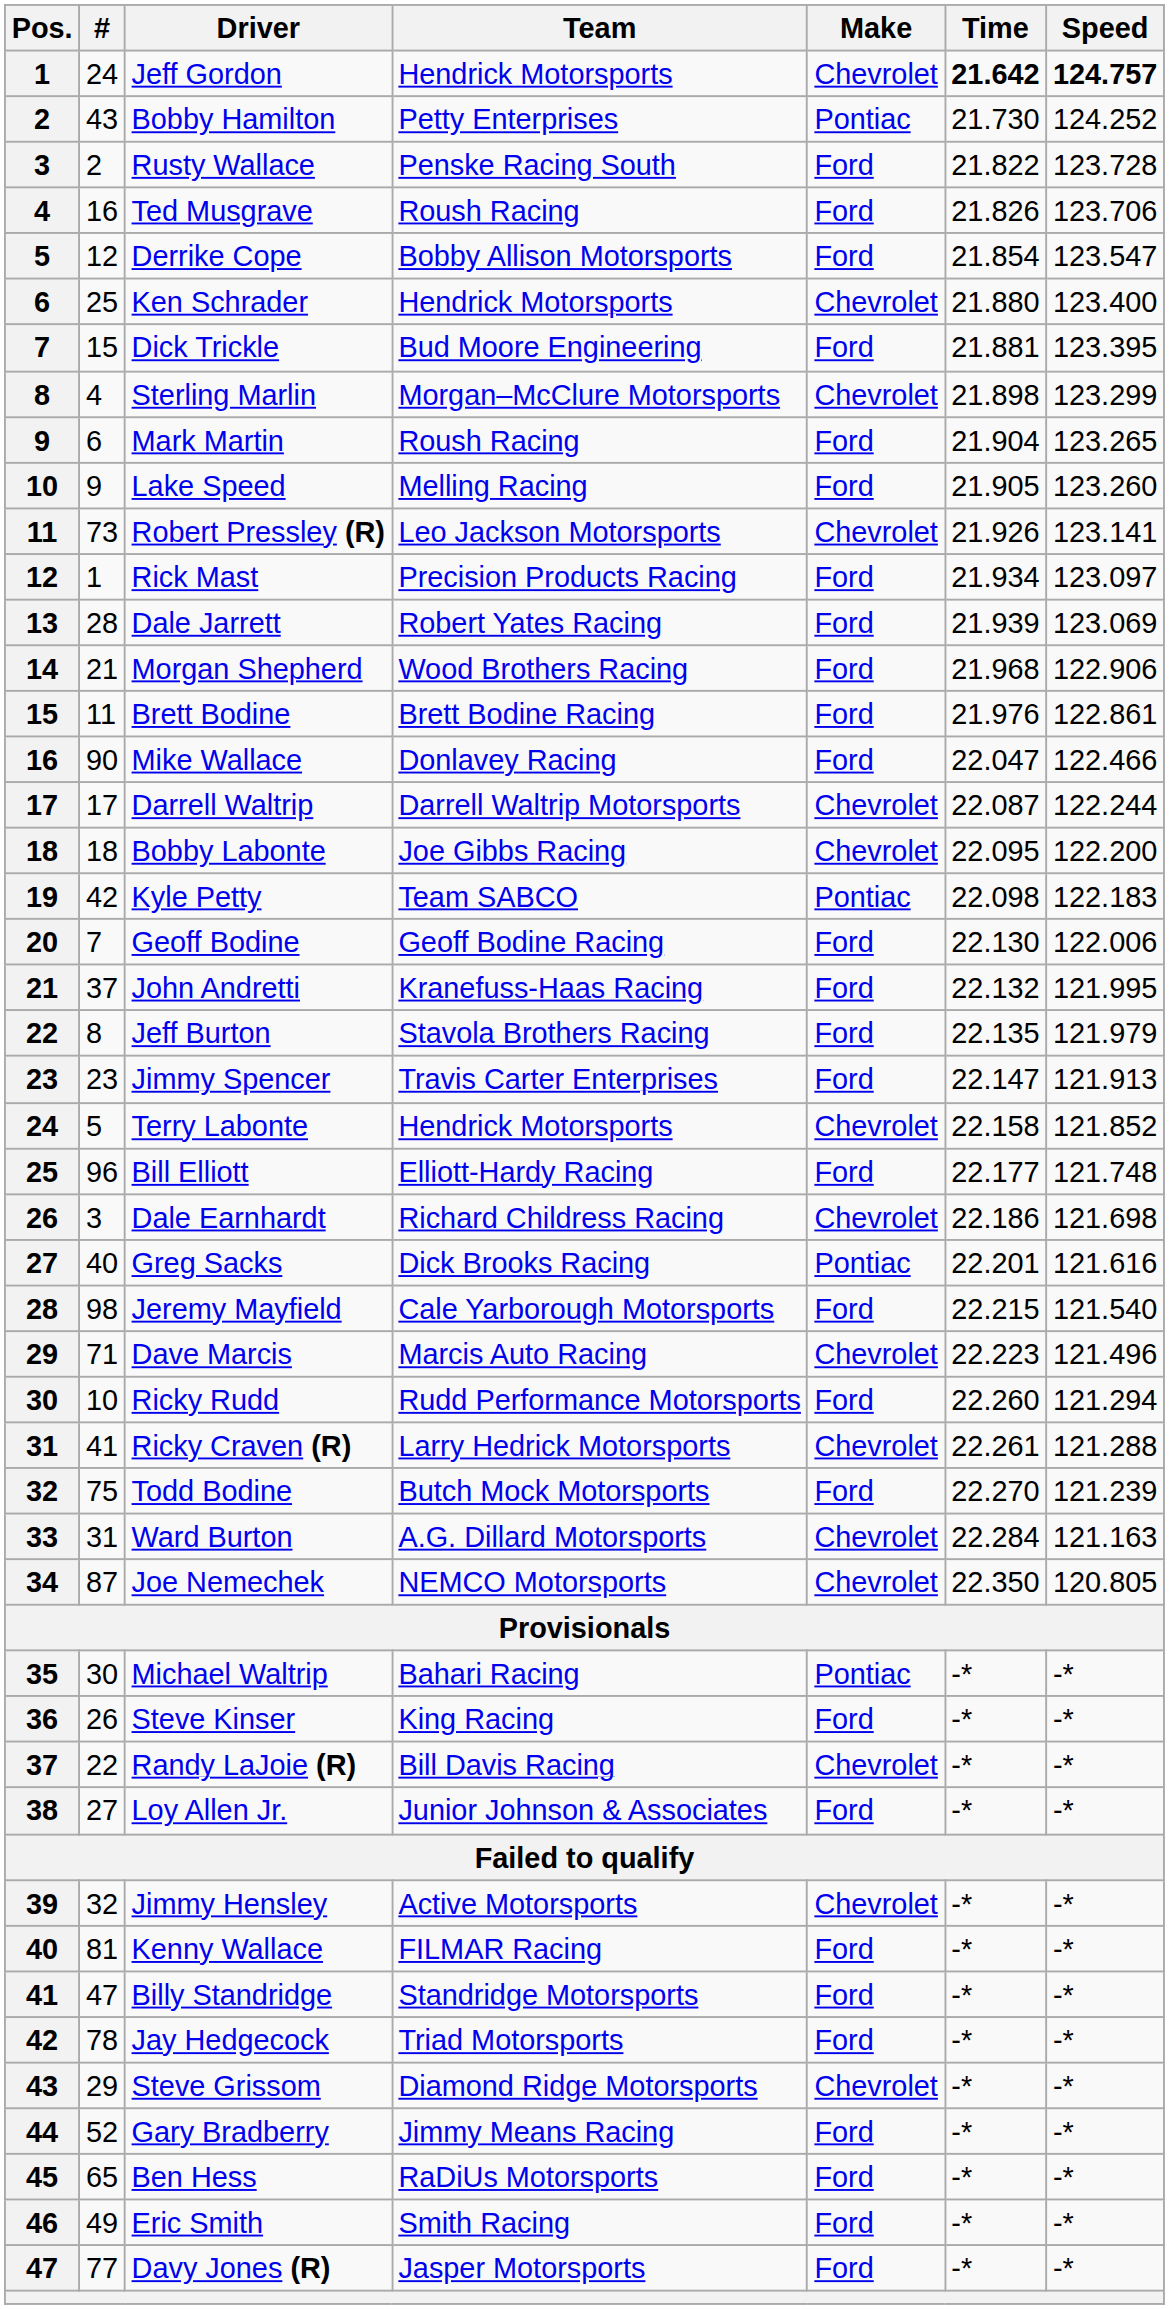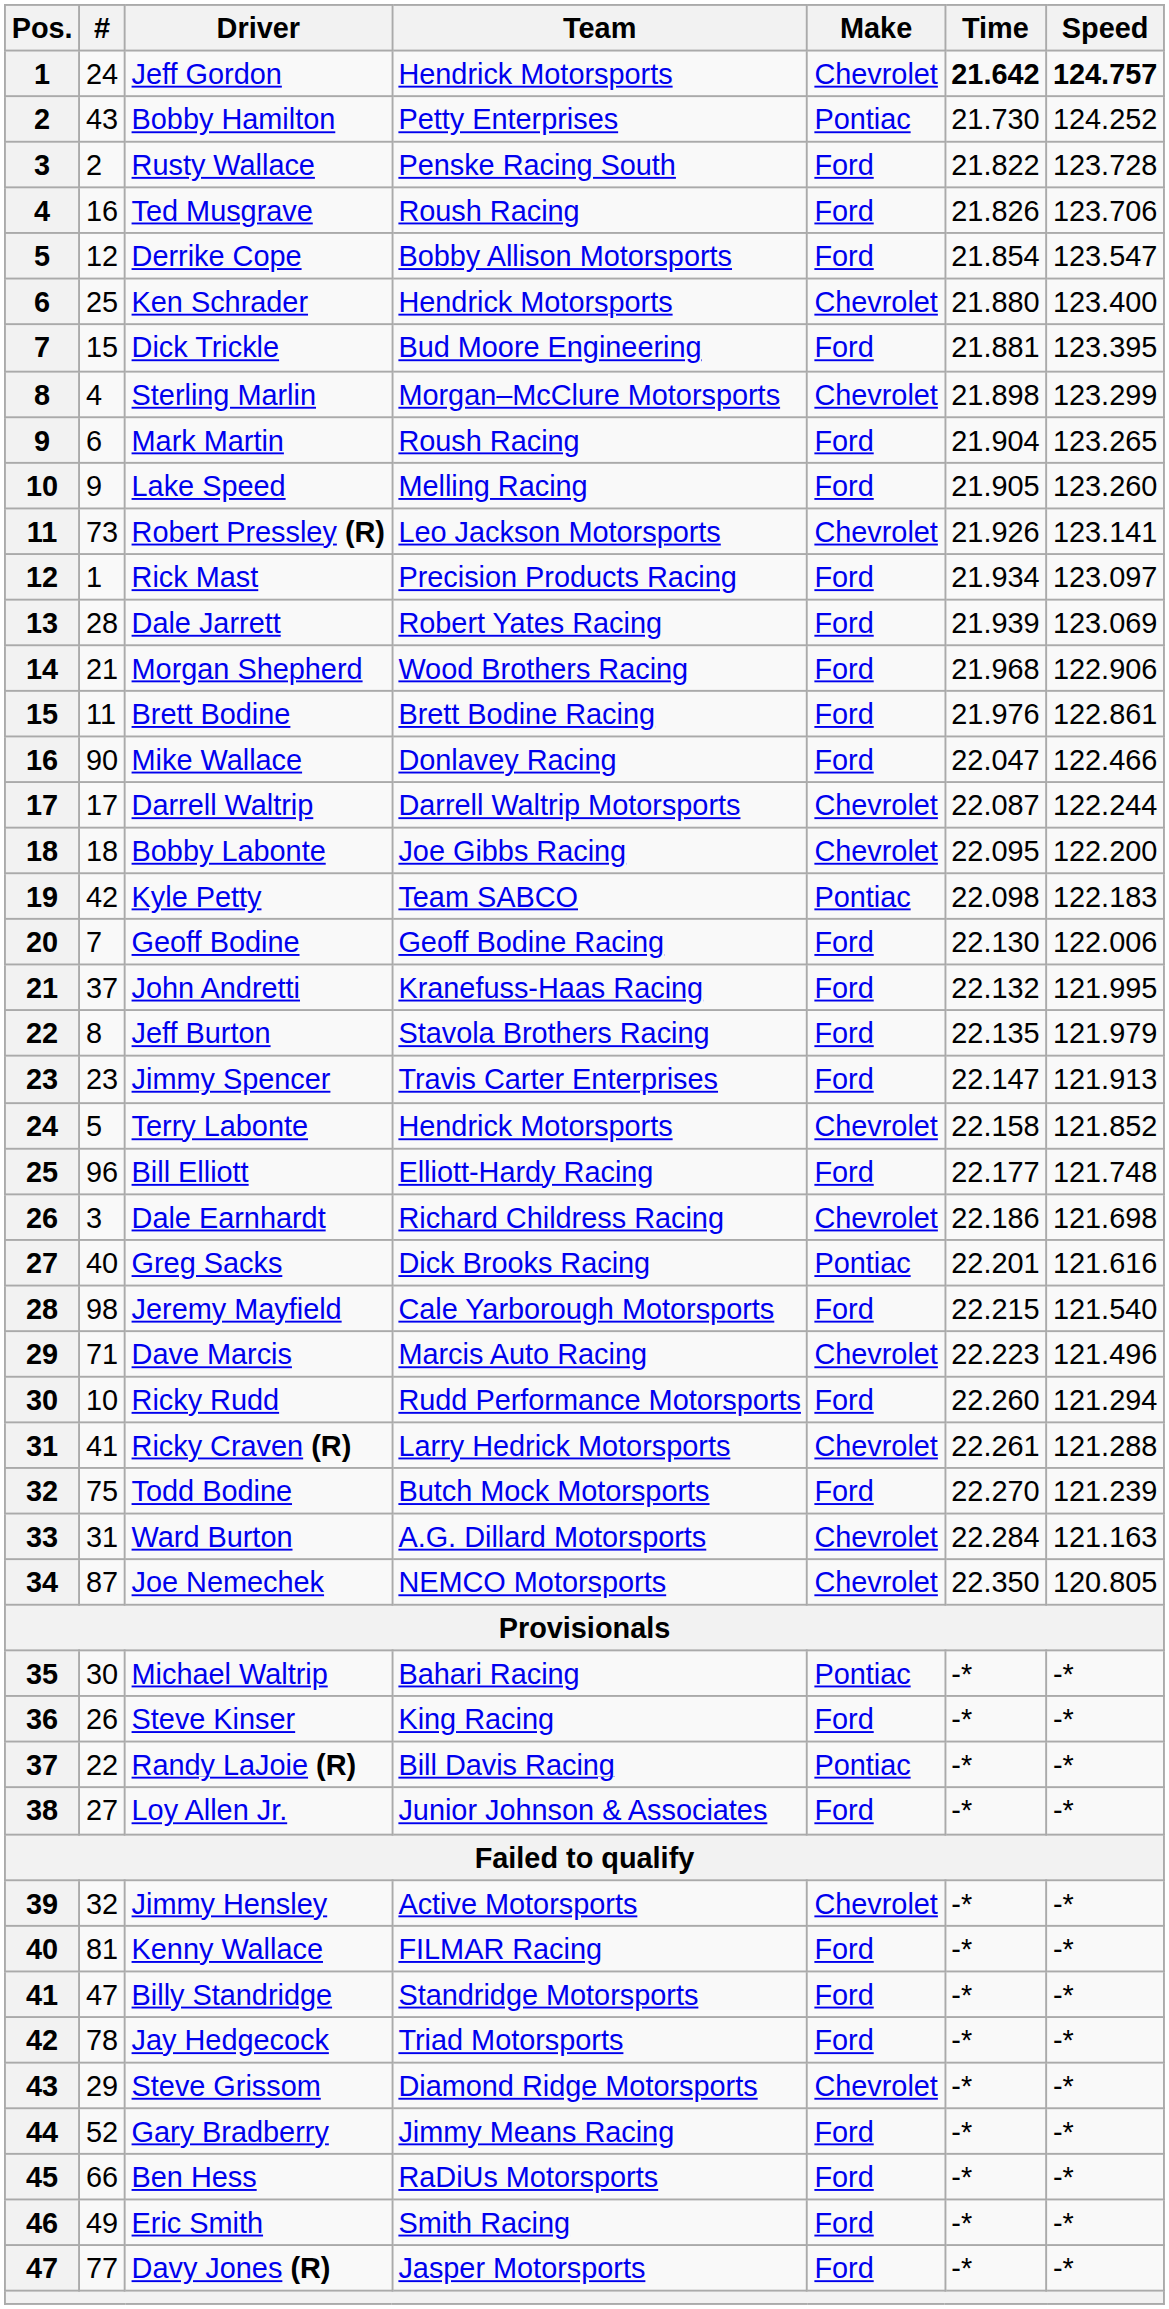(876, 1765) Chevrolet -> (863, 1765) Pontiac
(102, 2177) 65 -> (102, 2177) 66
